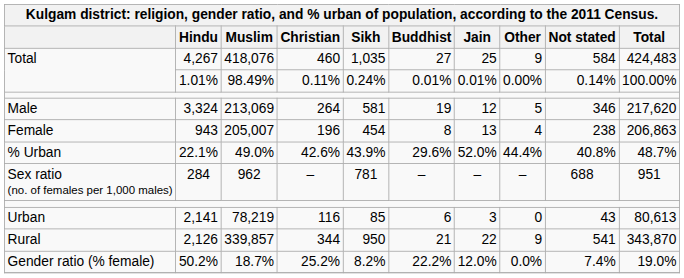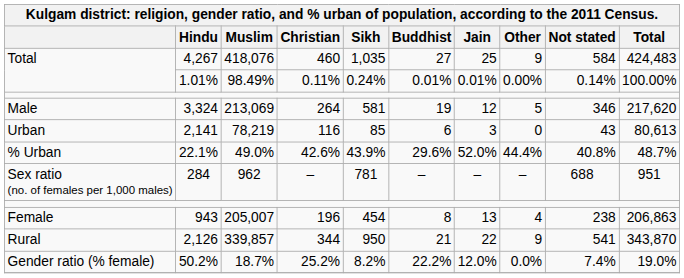rows swapped: (206, 130) <-> (201, 218)
